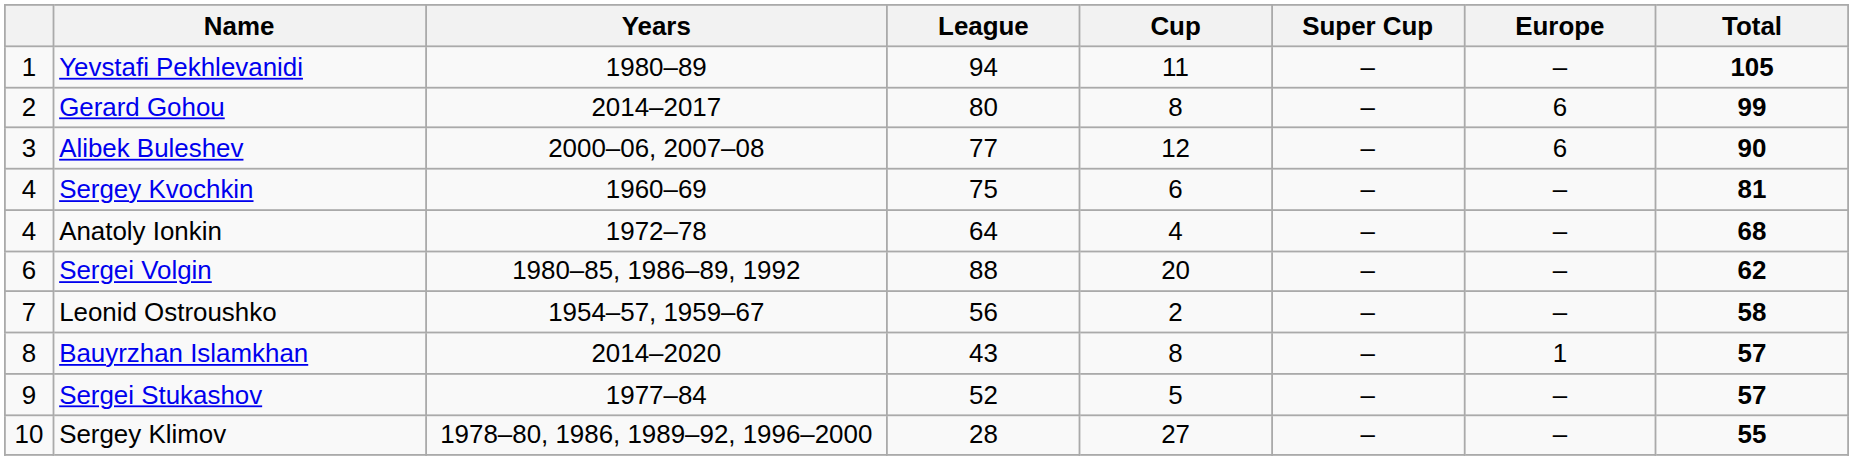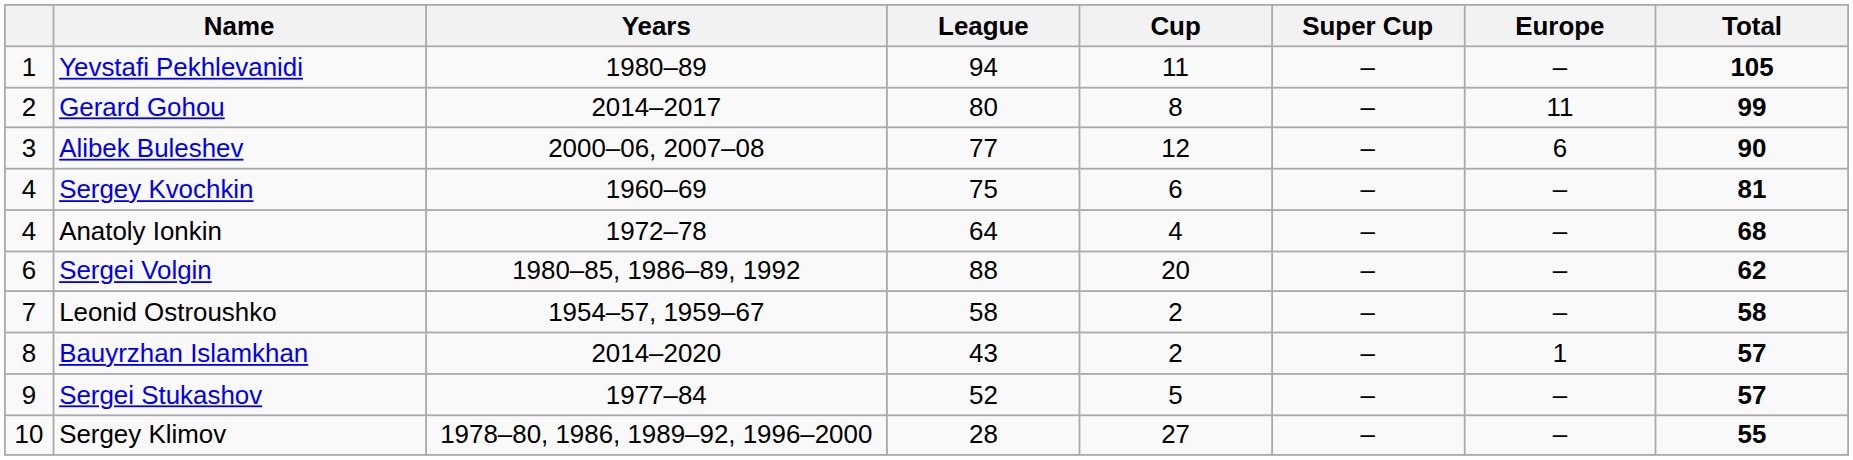(1560, 108) 6 -> (1560, 108) 11
(983, 312) 56 -> (983, 312) 58
(1176, 353) 8 -> (1176, 353) 2
